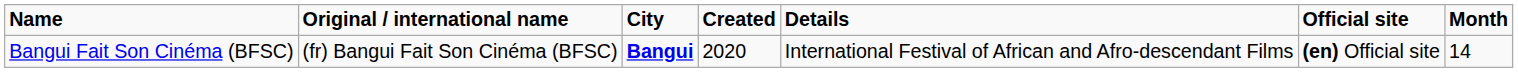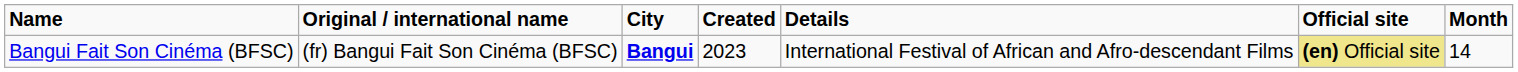(724, 51) 2020 -> (724, 51) 2023
(1371, 51) no background -> (1371, 51) khaki background
